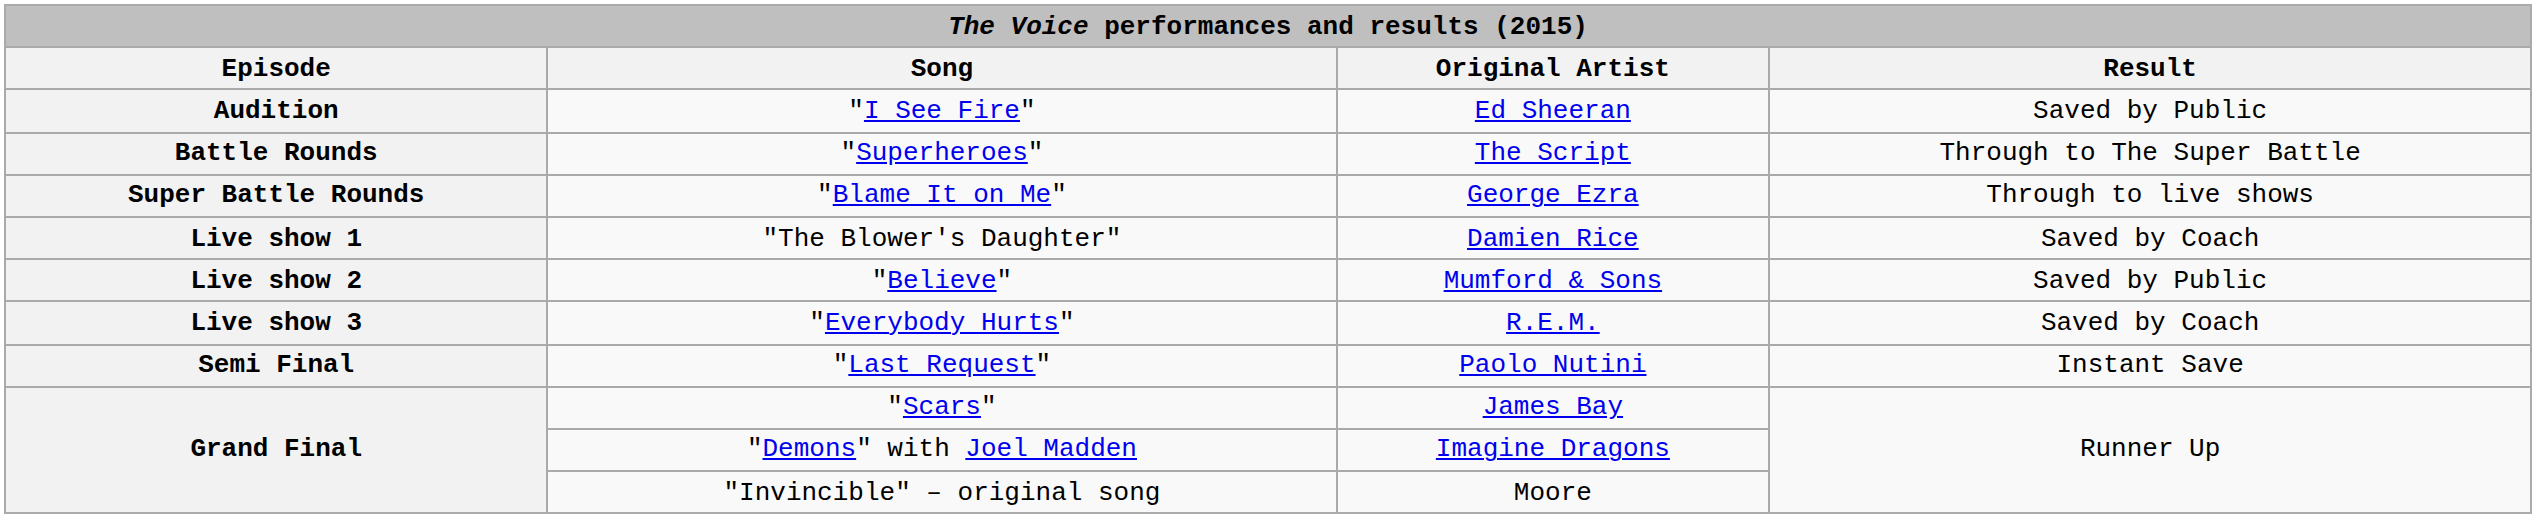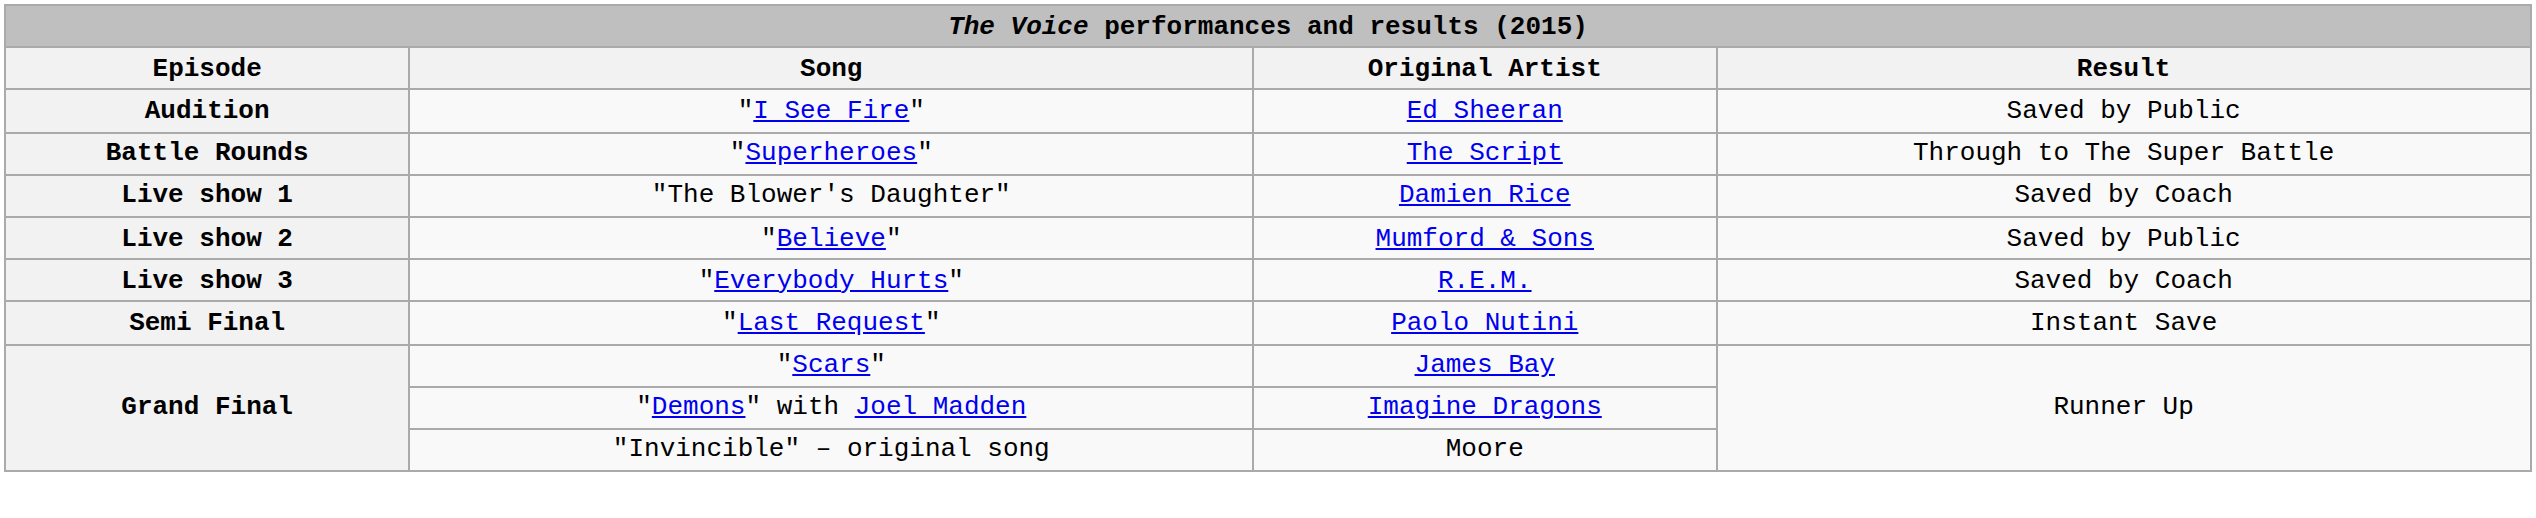- row: (942, 196)
